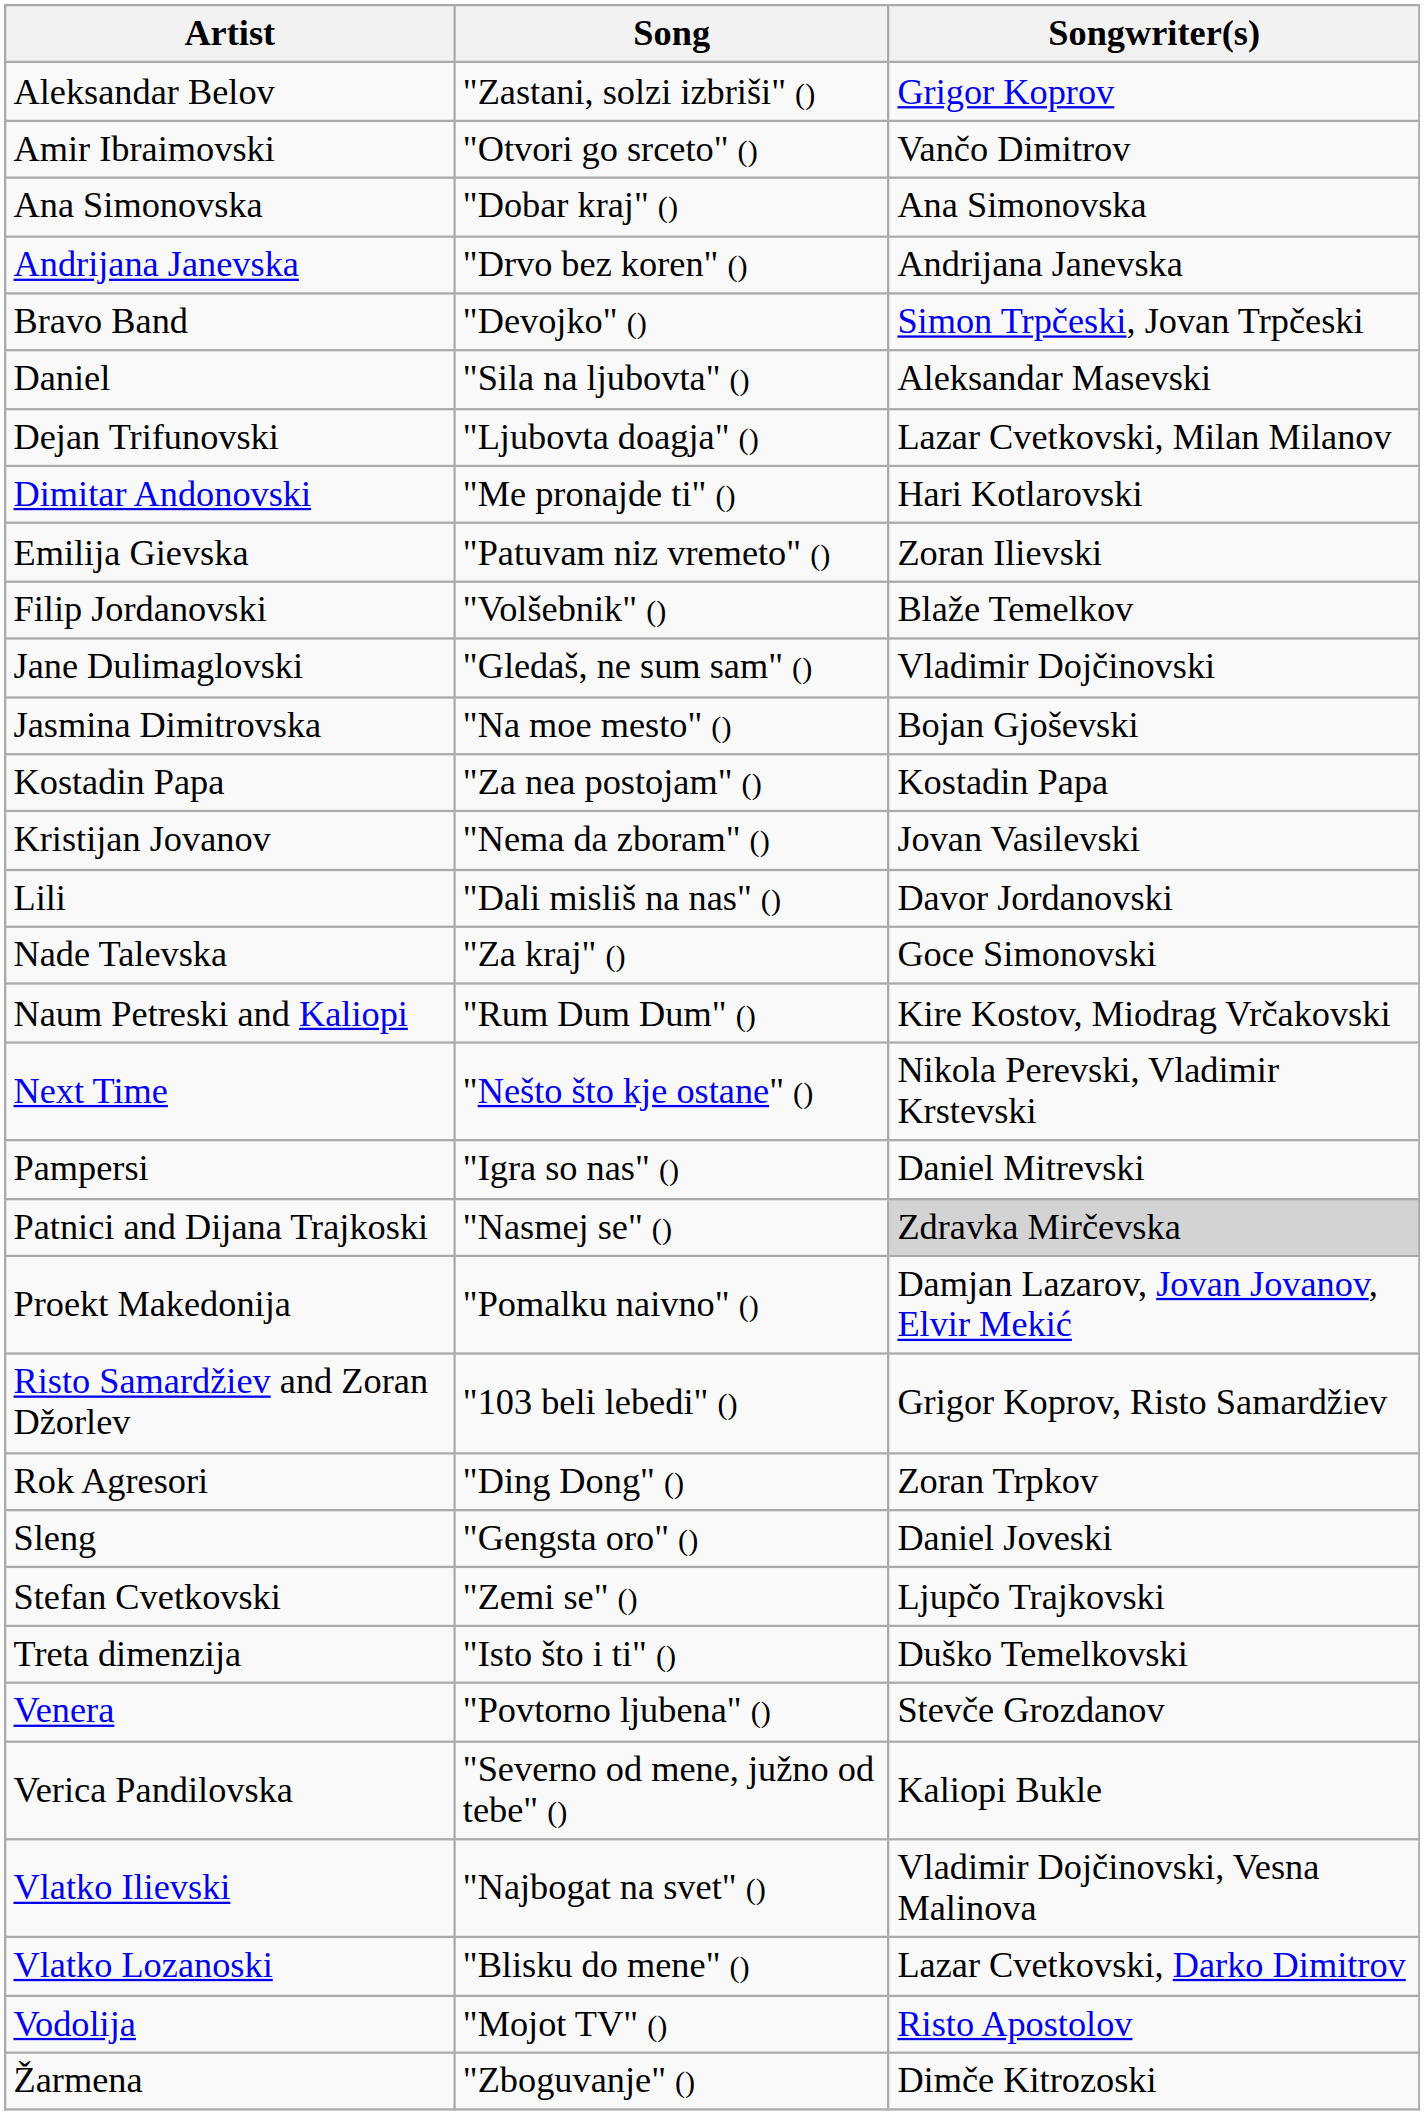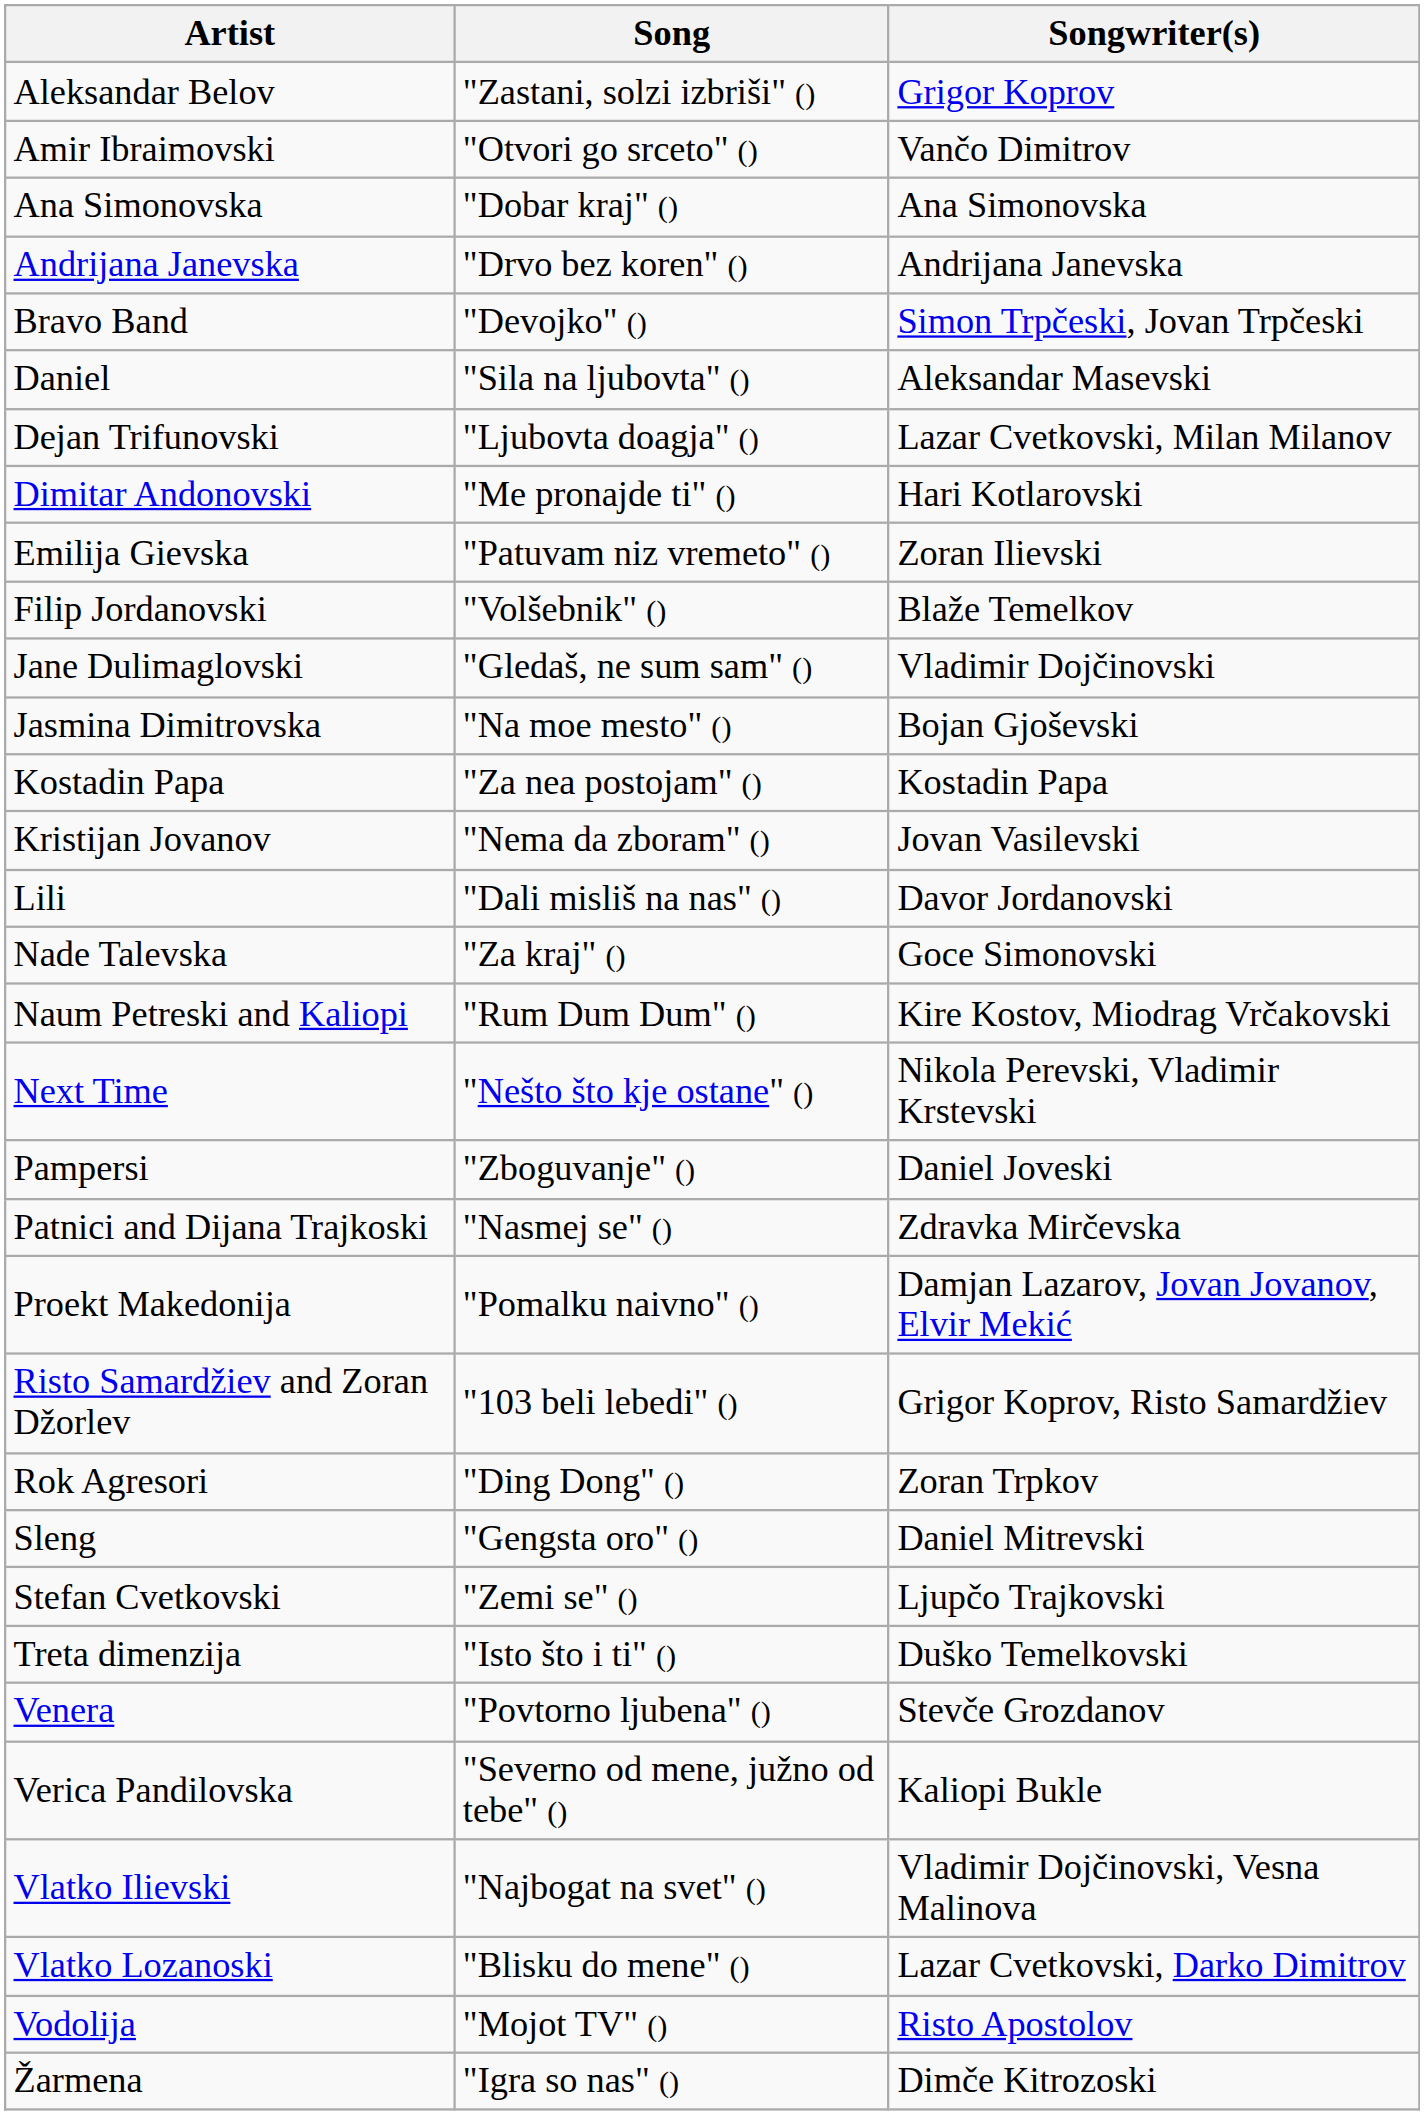(571, 1168) "Igra so nas" () -> (579, 1168) "Zboguvanje" ()
(1021, 1168) Daniel Mitrevski -> (1005, 1168) Daniel Joveski
(1039, 1226) lightgrey background -> (1039, 1226) no background
(1005, 1538) Daniel Joveski -> (1021, 1538) Daniel Mitrevski
(579, 2080) "Zboguvanje" () -> (571, 2080) "Igra so nas" ()
